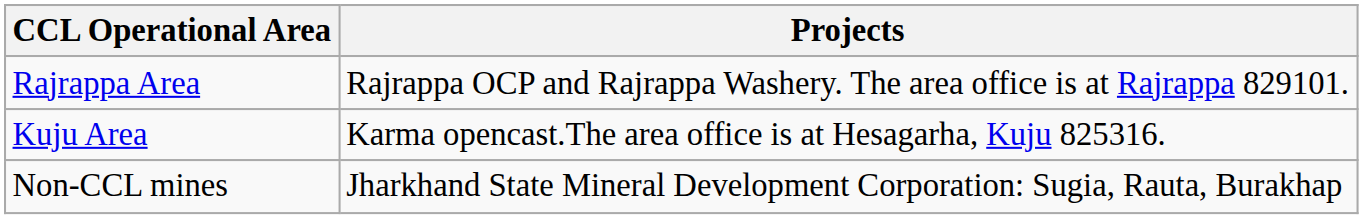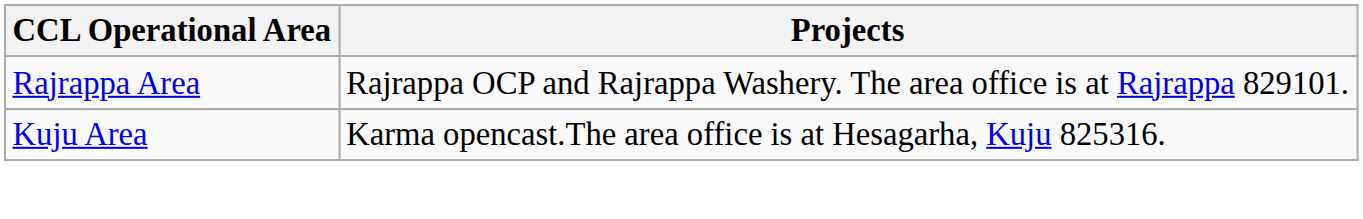- row: (120, 185)
